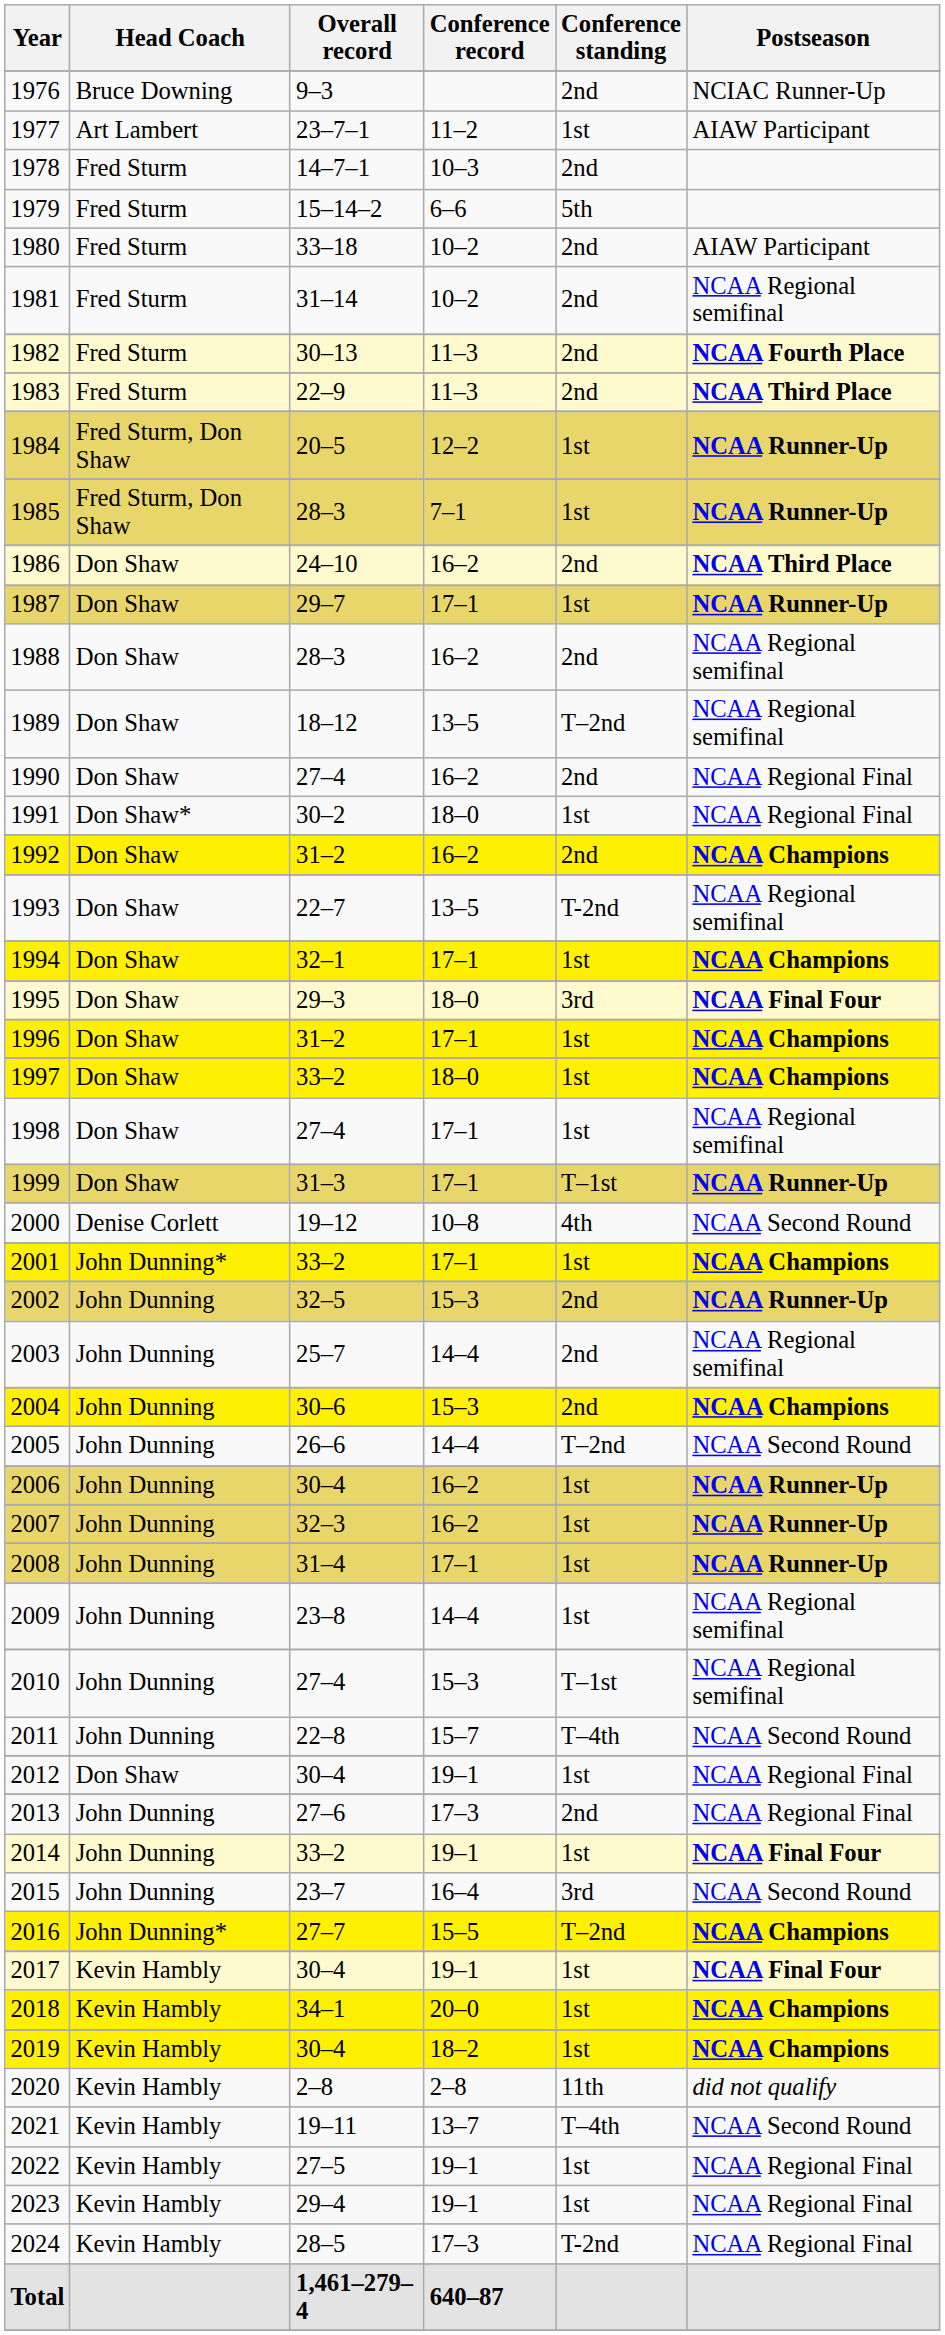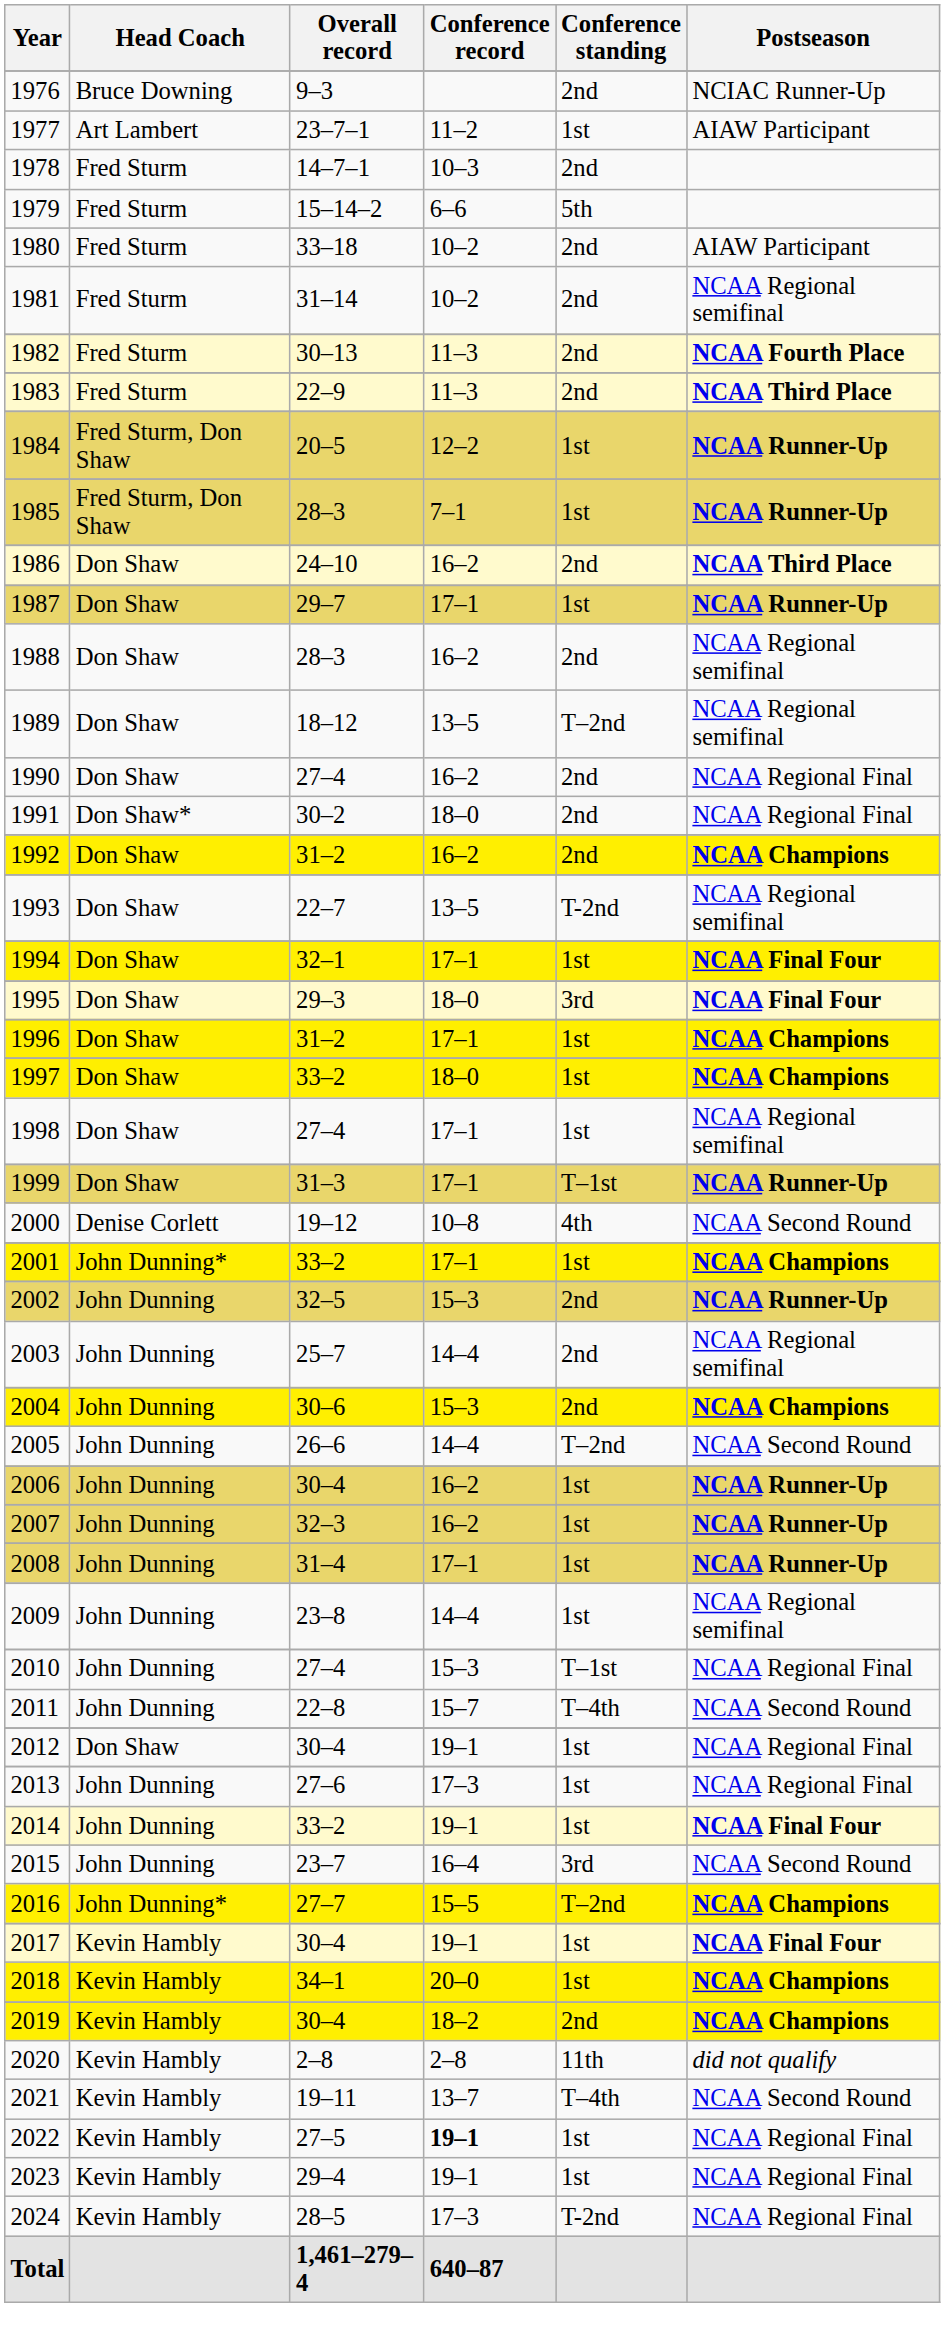(575, 815) 1st -> (580, 815) 2nd
(791, 960) NCAA Champions -> (787, 960) NCAA Final Four
(774, 1682) NCAA Regional semifinal -> (803, 1668) NCAA Regional Final
(580, 1813) 2nd -> (575, 1786) 1st
(575, 2048) 1st -> (580, 2020) 2nd
(454, 2165) normal -> (454, 2137) bold
